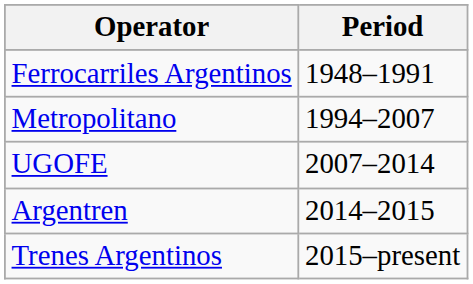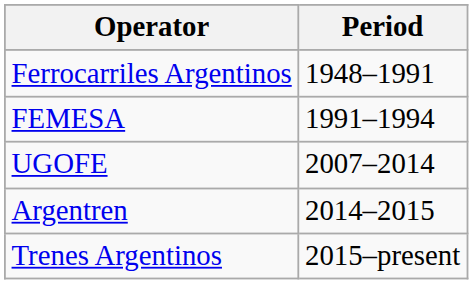+ row: (68, 118)
- row: (94, 118)
